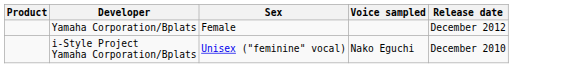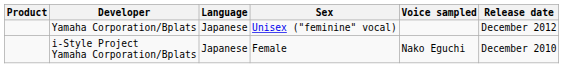+ column: (224, 12)
(219, 28) Female -> (324, 28) Unisex ("feminine" vocal)
(274, 49) Unisex ("feminine" vocal) -> (269, 49) Female
